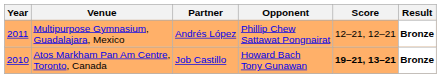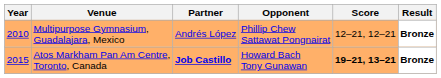(18, 34) 2011 -> (18, 34) 2010
(18, 61) 2010 -> (18, 61) 2015
(201, 61) normal -> (203, 61) bold
